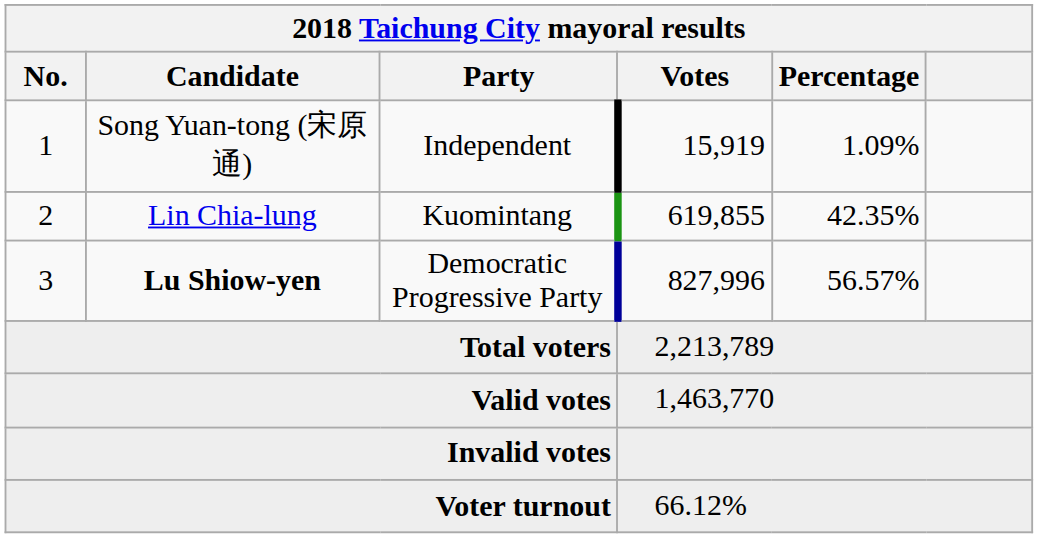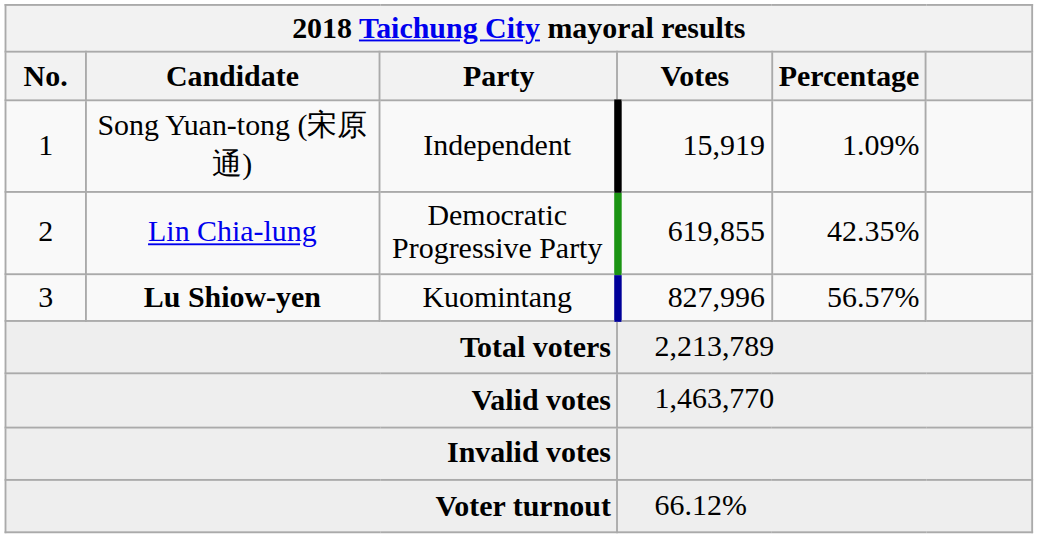(497, 215) Kuomintang -> (497, 232) Democratic Progressive Party
(497, 279) Democratic Progressive Party -> (497, 296) Kuomintang
